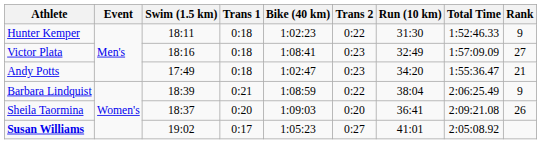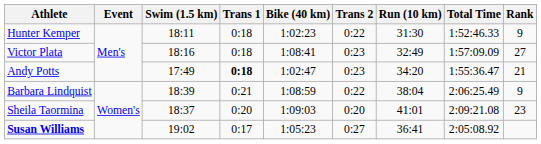(242, 72) normal -> (242, 72) bold
(410, 110) 36:41 -> (410, 110) 41:01
(520, 110) 26 -> (520, 110) 23
(410, 129) 41:01 -> (410, 129) 36:41
